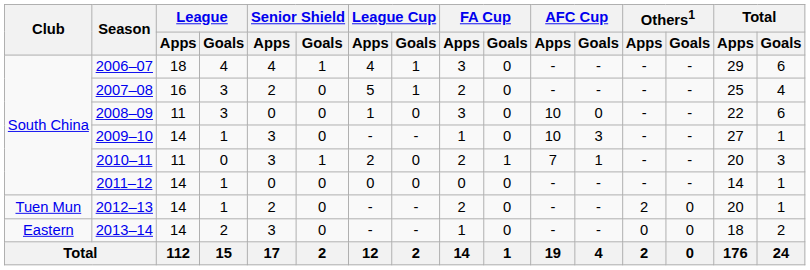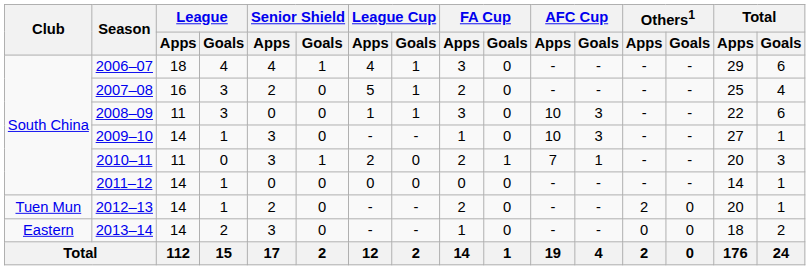(416, 113) 0 -> (416, 113) 1
(598, 113) 0 -> (598, 113) 3
